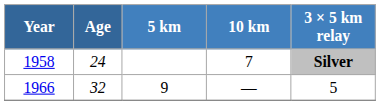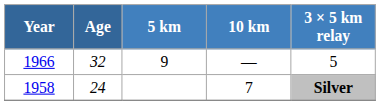rows swapped: (39, 61) <-> (39, 87)
